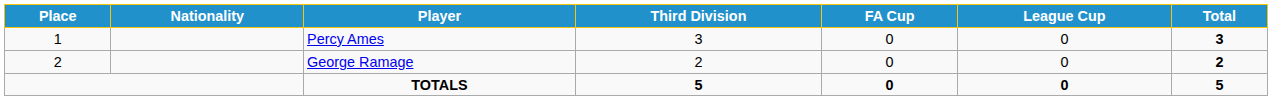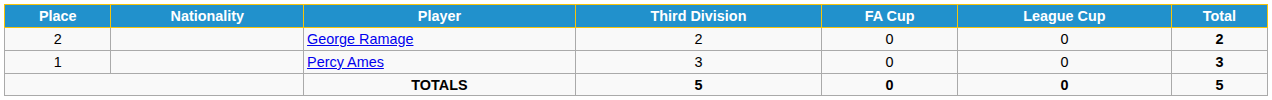rows swapped: (345, 39) <-> (360, 62)
